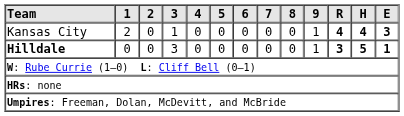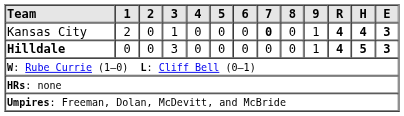(269, 31) normal -> (269, 31) bold
(340, 49) 3 -> (340, 49) 4
(387, 49) 1 -> (387, 49) 3
